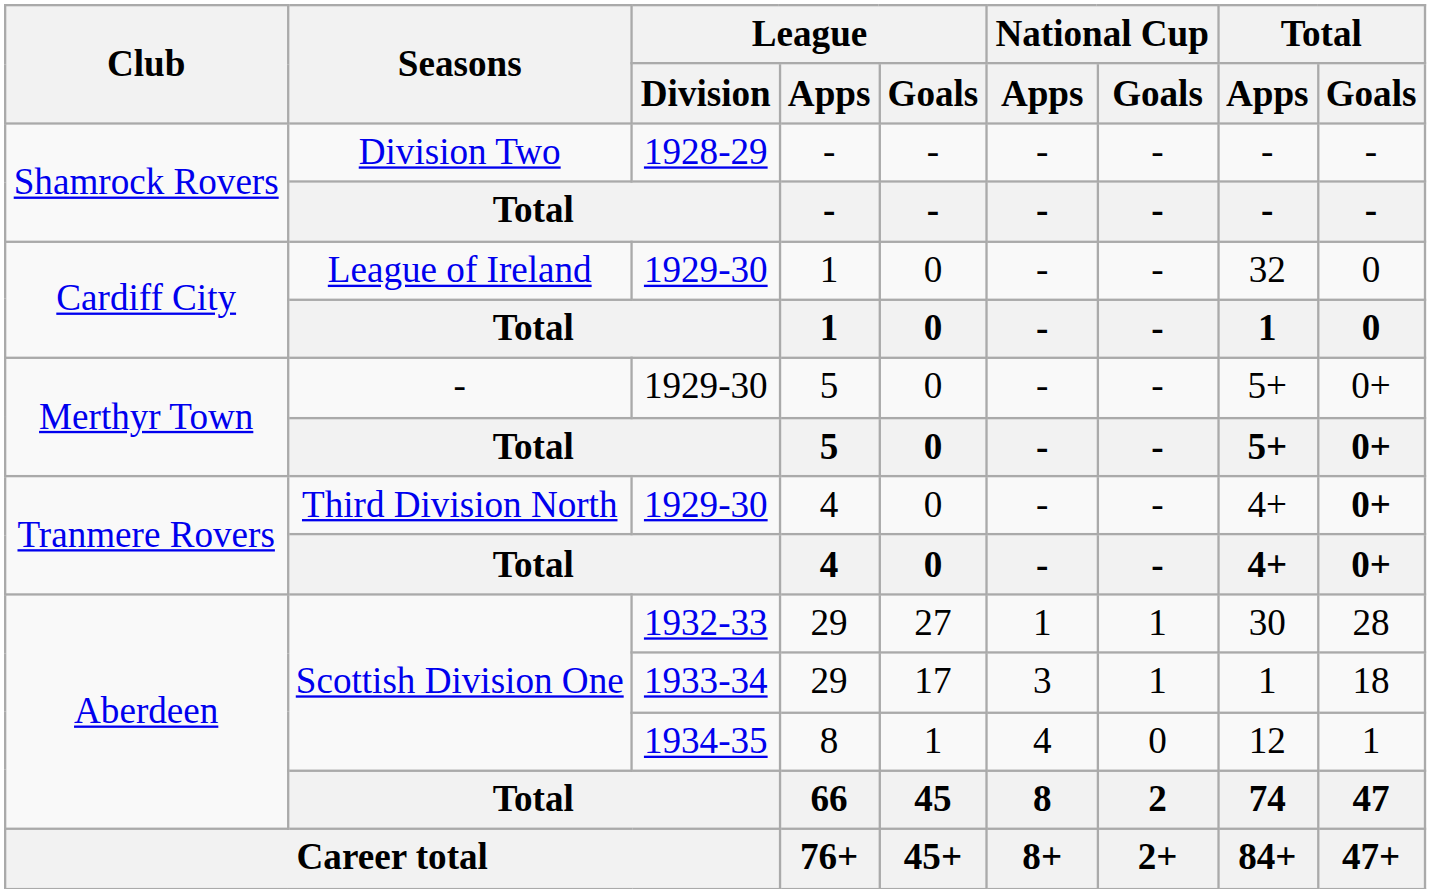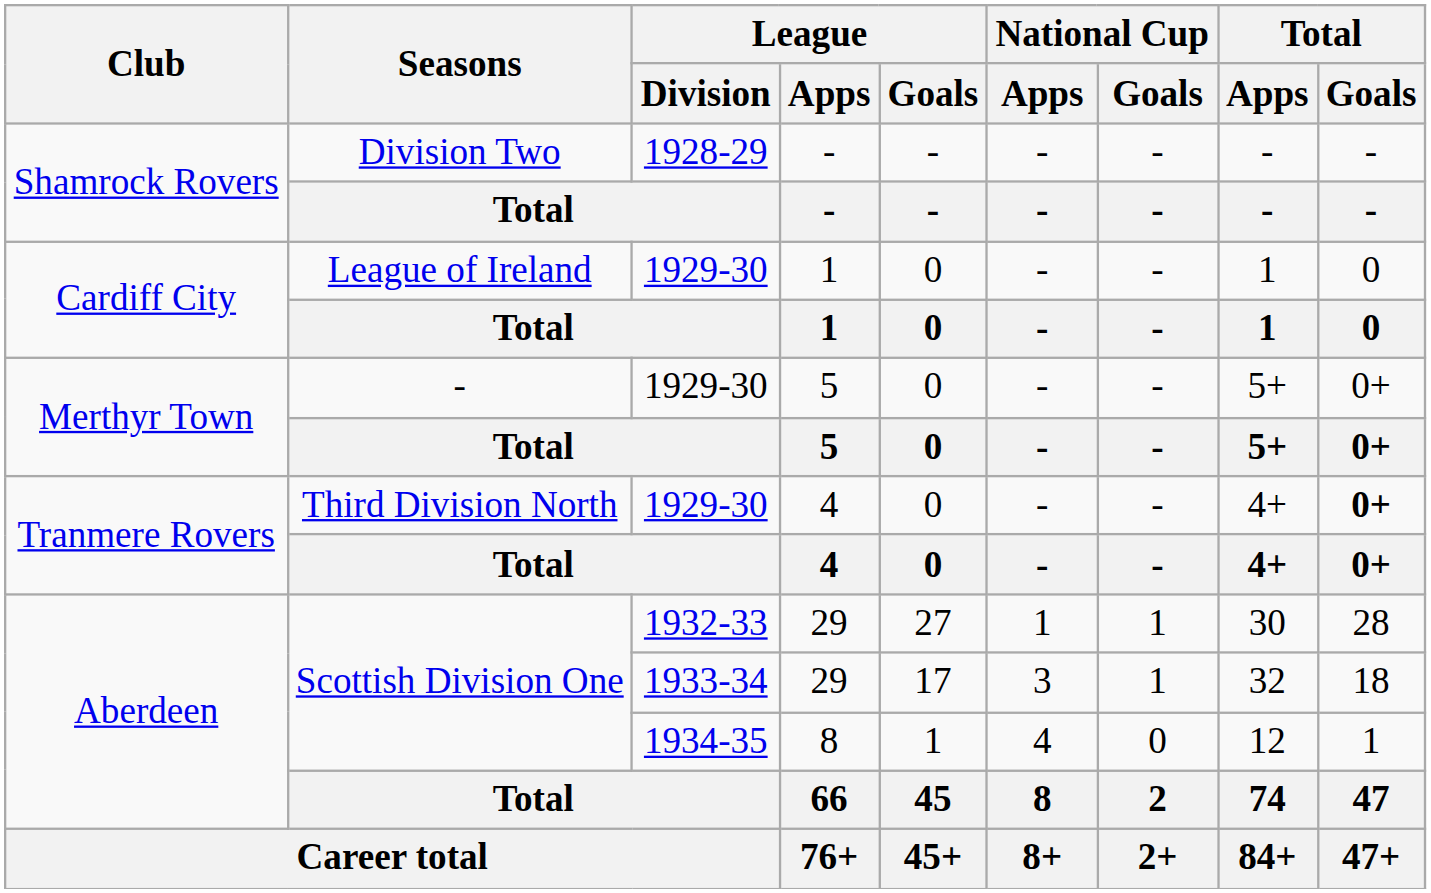(1267, 269) 32 -> (1267, 269) 1
(1267, 681) 1 -> (1267, 681) 32
